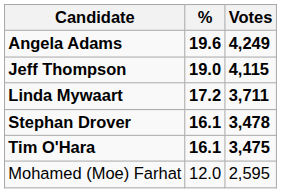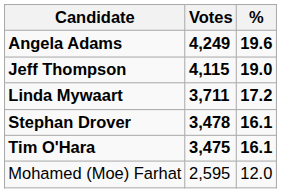columns swapped: (251, 17) <-> (205, 17)
